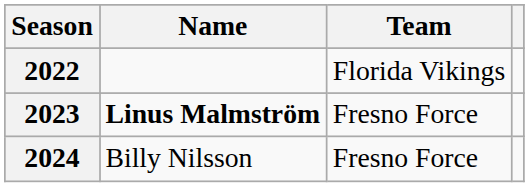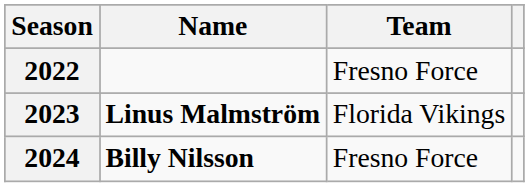(419, 70) Florida Vikings -> (405, 70) Fresno Force
(405, 114) Fresno Force -> (419, 114) Florida Vikings
(179, 158) normal -> (180, 158) bold
